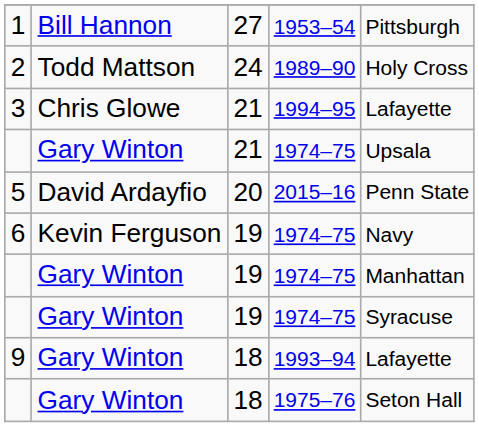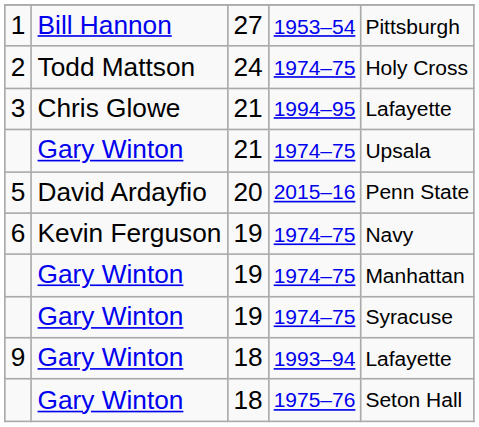(315, 67) 1989–90 -> (315, 67) 1974–75
